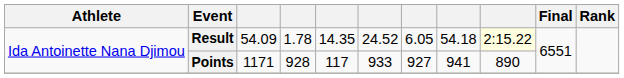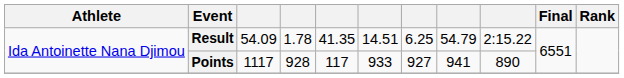(337, 39) 14.35 -> (337, 39) 41.35
(380, 39) 24.52 -> (380, 39) 14.51
(419, 39) 6.05 -> (419, 39) 6.25
(458, 39) 54.18 -> (458, 39) 54.79
(508, 39) lightyellow background -> (508, 39) no background
(259, 62) 1171 -> (259, 62) 1117
